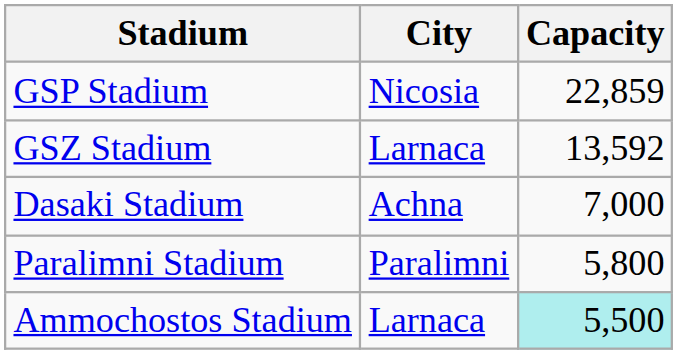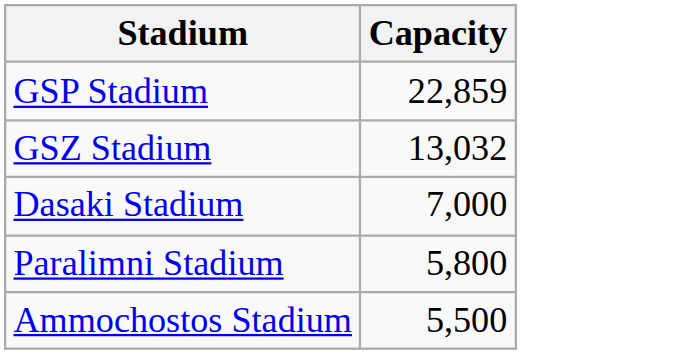- column: (439, 33)
(615, 147) 13,592 -> (458, 147) 13,032
(624, 319) paleturquoise background -> (467, 319) no background
